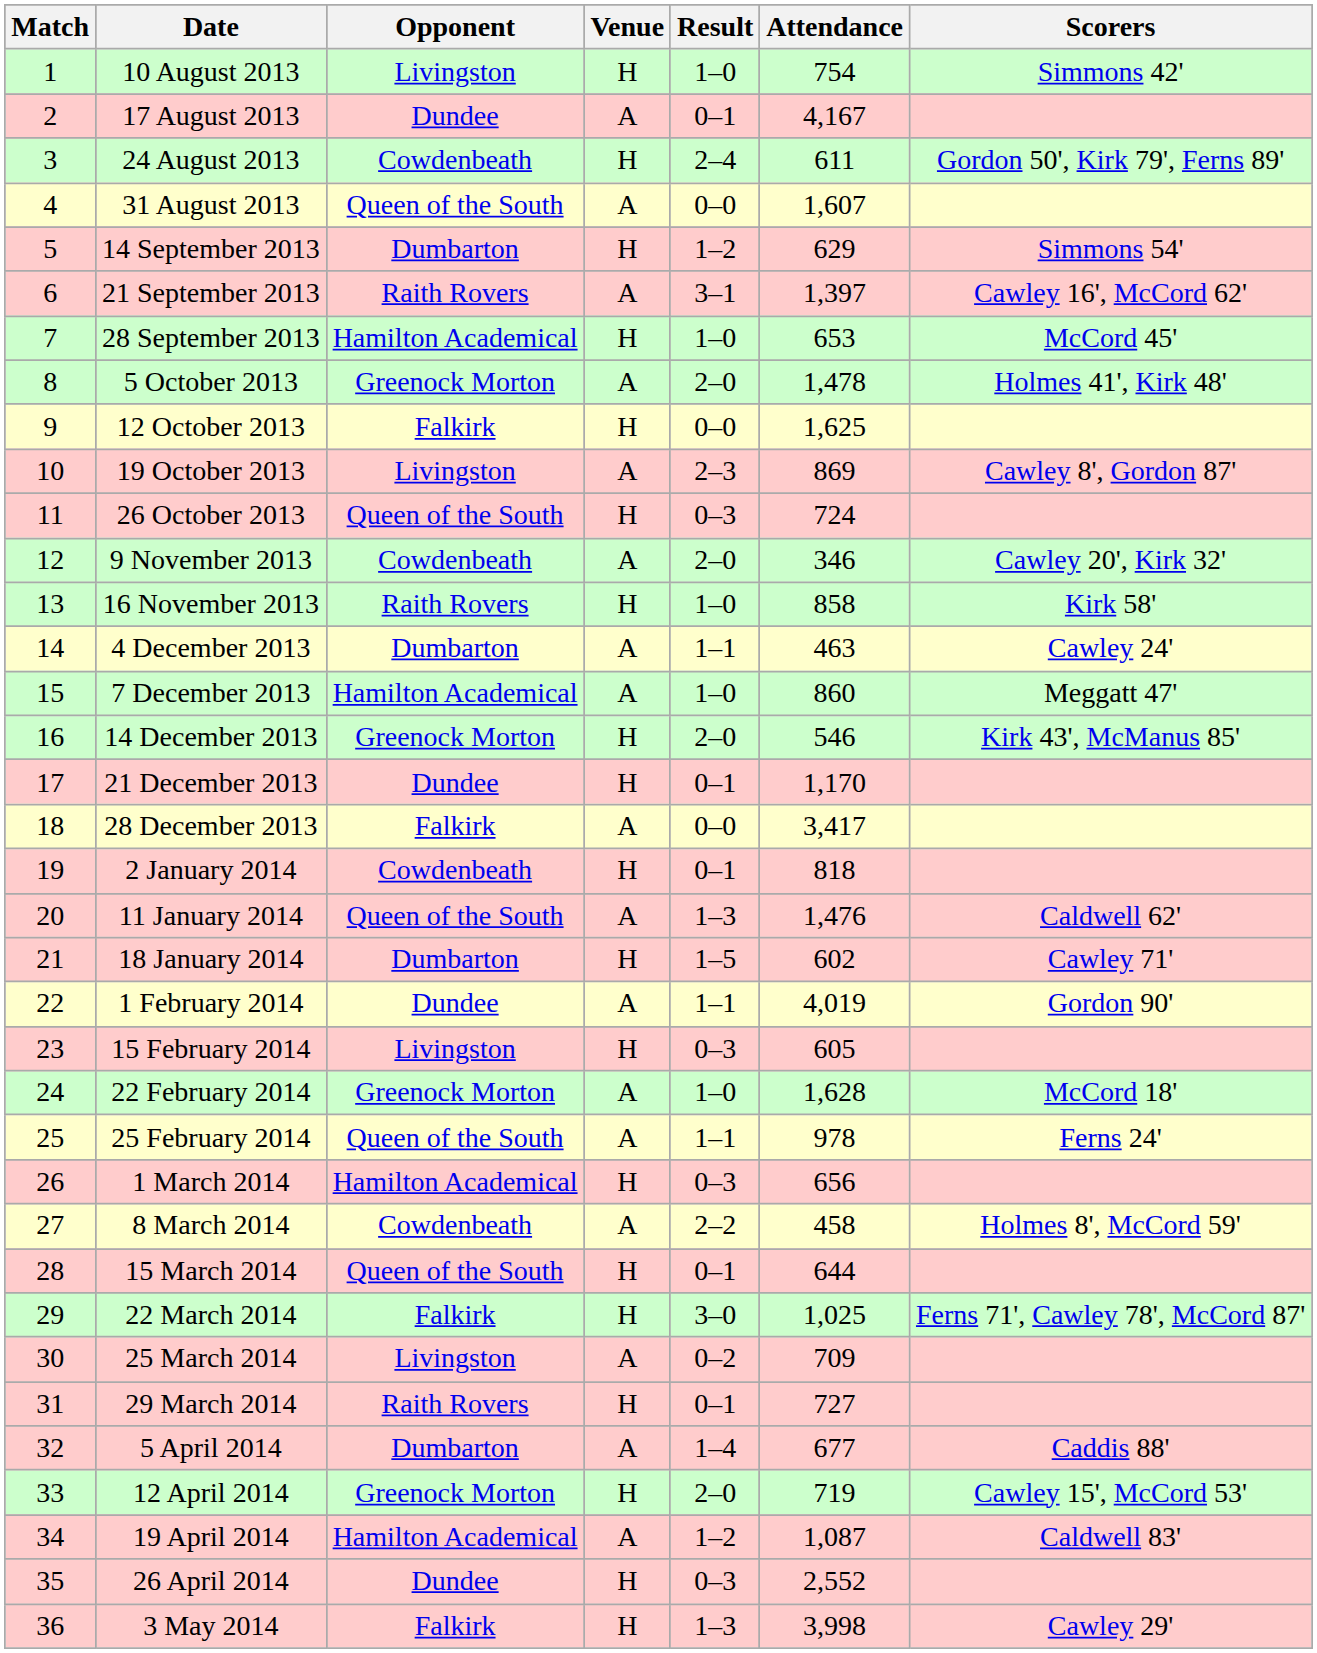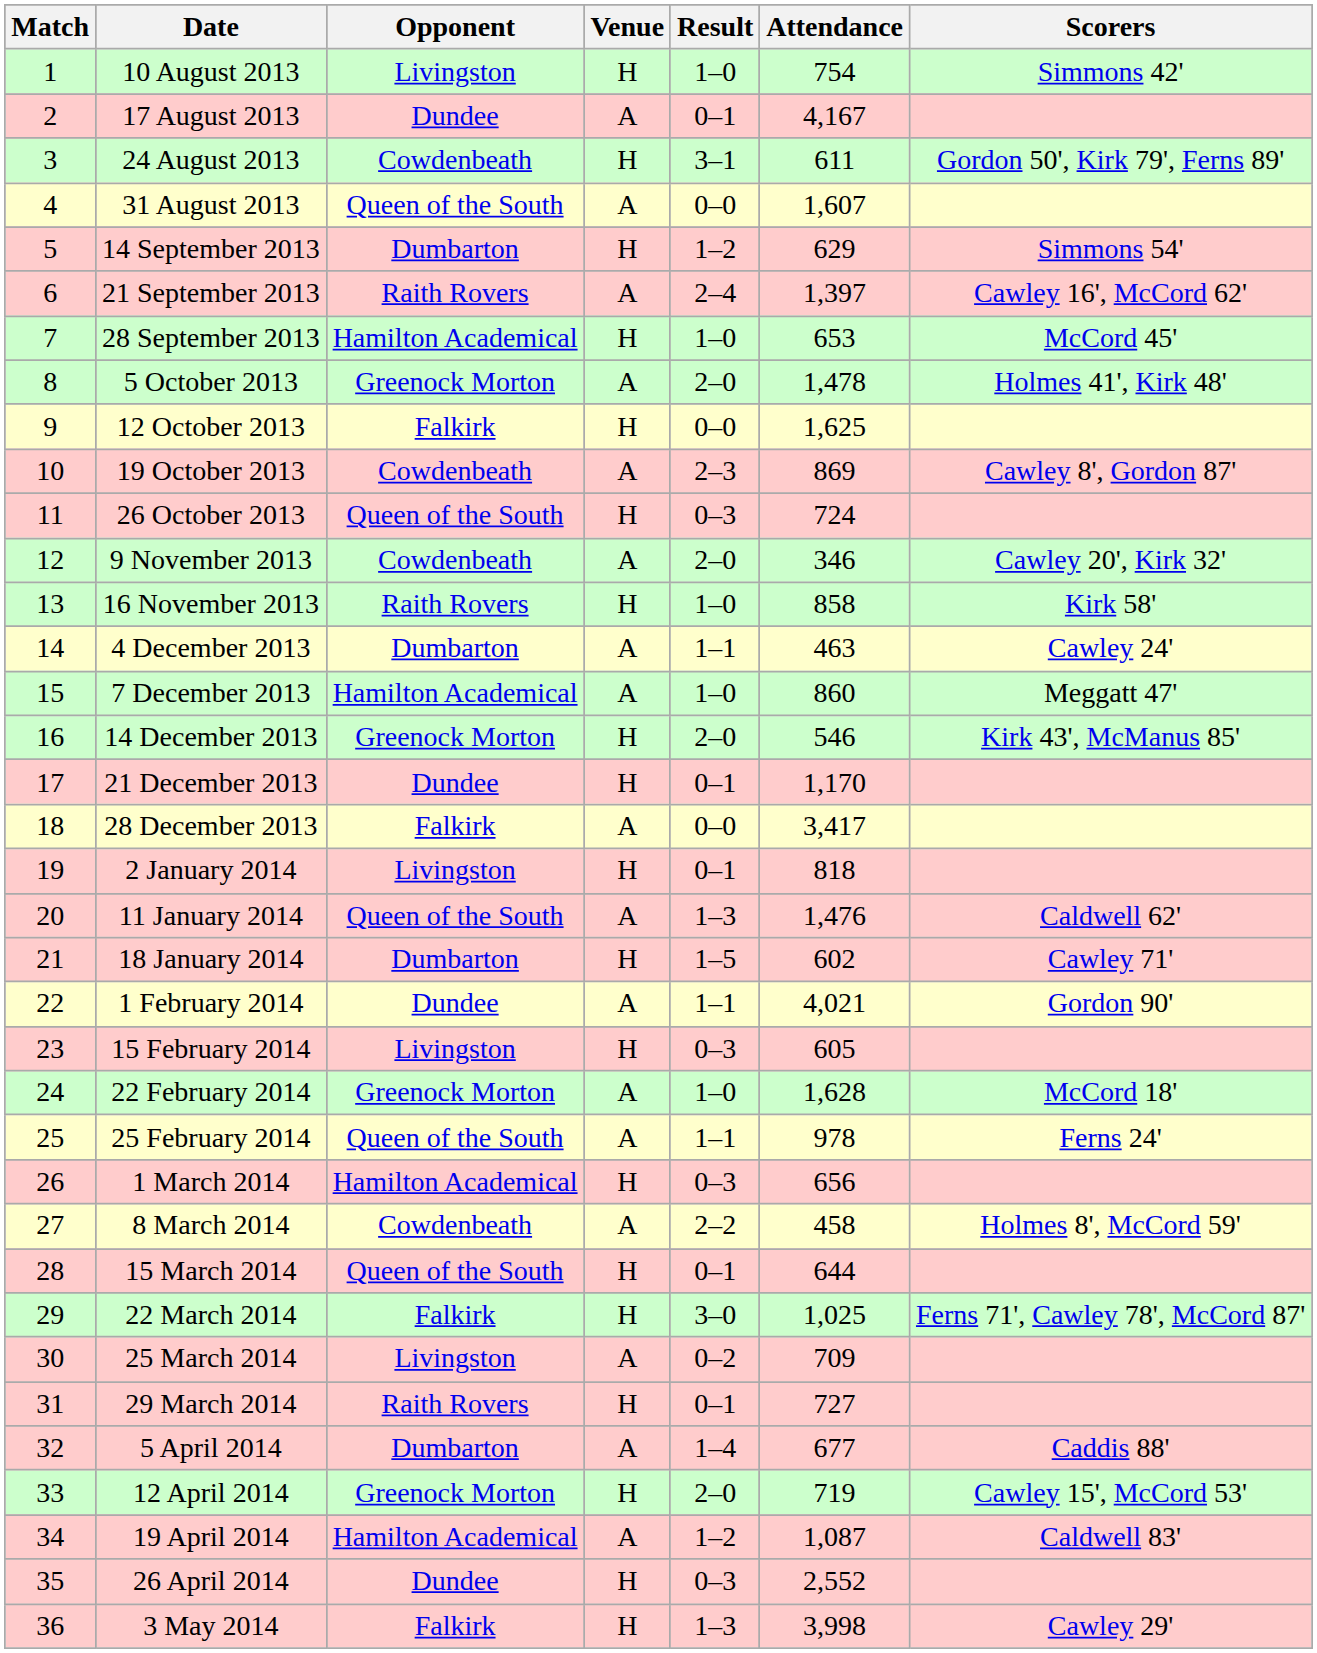(715, 159) 2–4 -> (715, 159) 3–1
(715, 293) 3–1 -> (715, 293) 2–4
(455, 470) Livingston -> (455, 470) Cowdenbeath
(455, 870) Cowdenbeath -> (455, 870) Livingston
(835, 1003) 4,019 -> (835, 1003) 4,021
